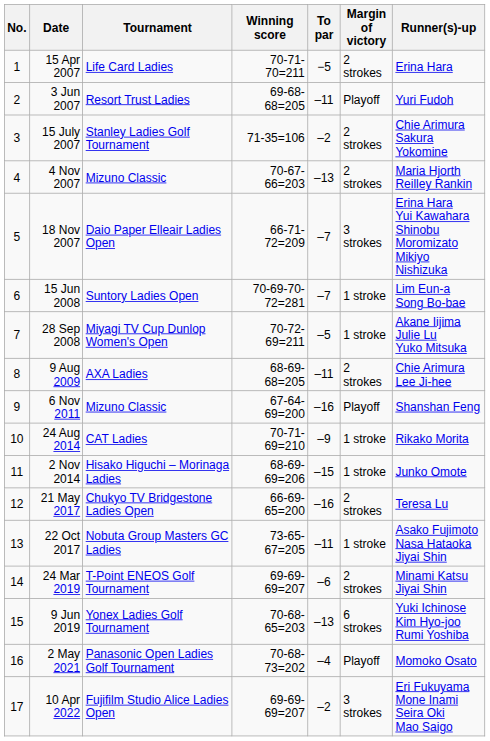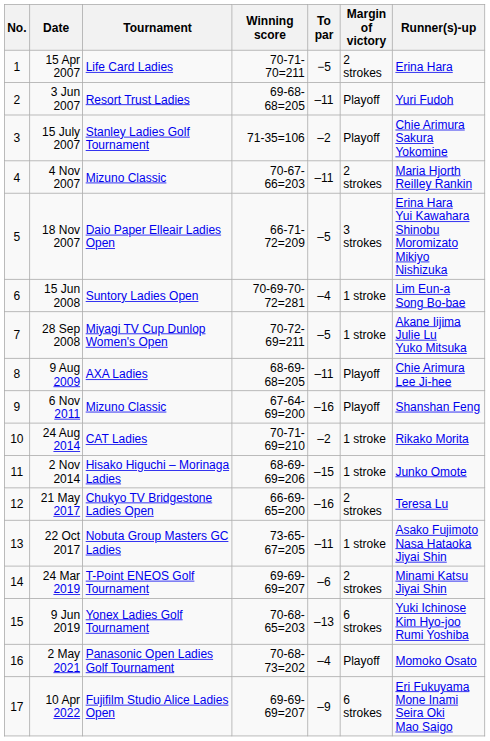(363, 138) 2 strokes -> (361, 138) Playoff
(324, 177) –13 -> (324, 177) –11
(324, 237) –7 -> (324, 237) –5
(324, 296) –7 -> (324, 296) –4
(363, 374) 2 strokes -> (361, 374) Playoff
(324, 439) –9 -> (324, 439) –2
(324, 707) –2 -> (324, 707) –9
(363, 707) 3 strokes -> (363, 707) 6 strokes
